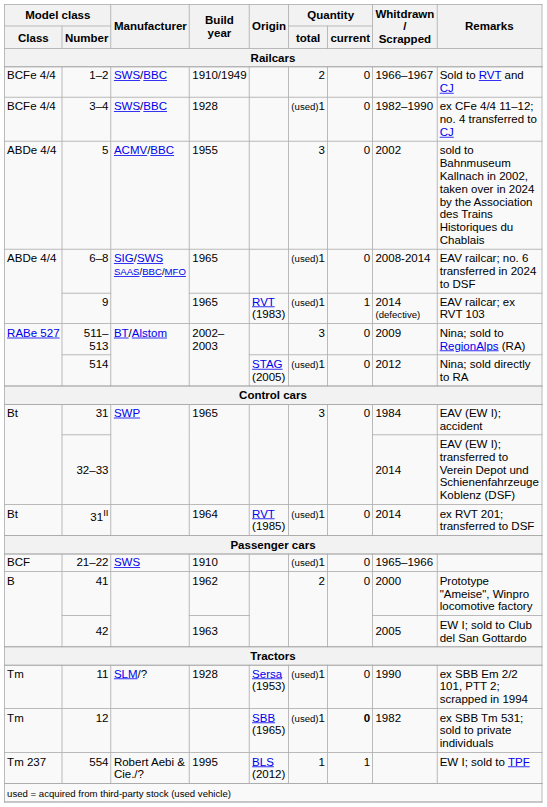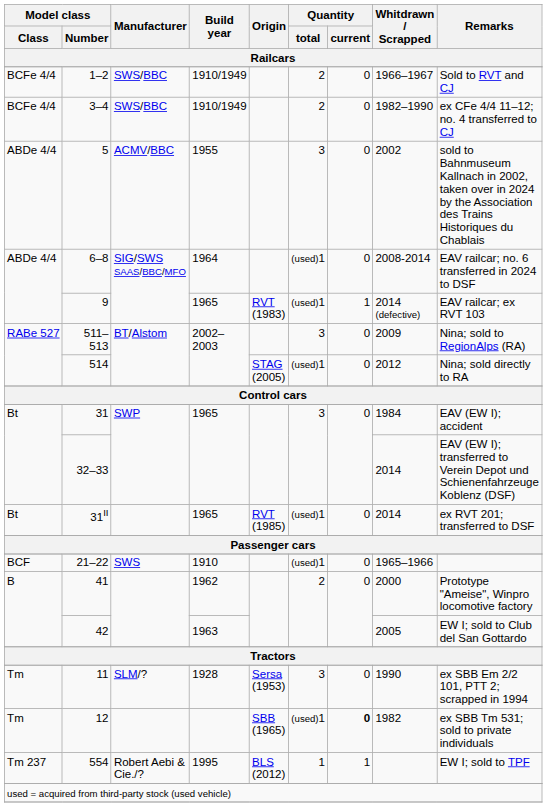(205, 107) 1928 -> (219, 107) 1910/1949
(308, 107) (used)1 -> (322, 107) 2
(205, 258) 1965 -> (205, 258) 1964
(205, 514) 1964 -> (205, 514) 1965
(308, 674) (used)1 -> (322, 674) 3
